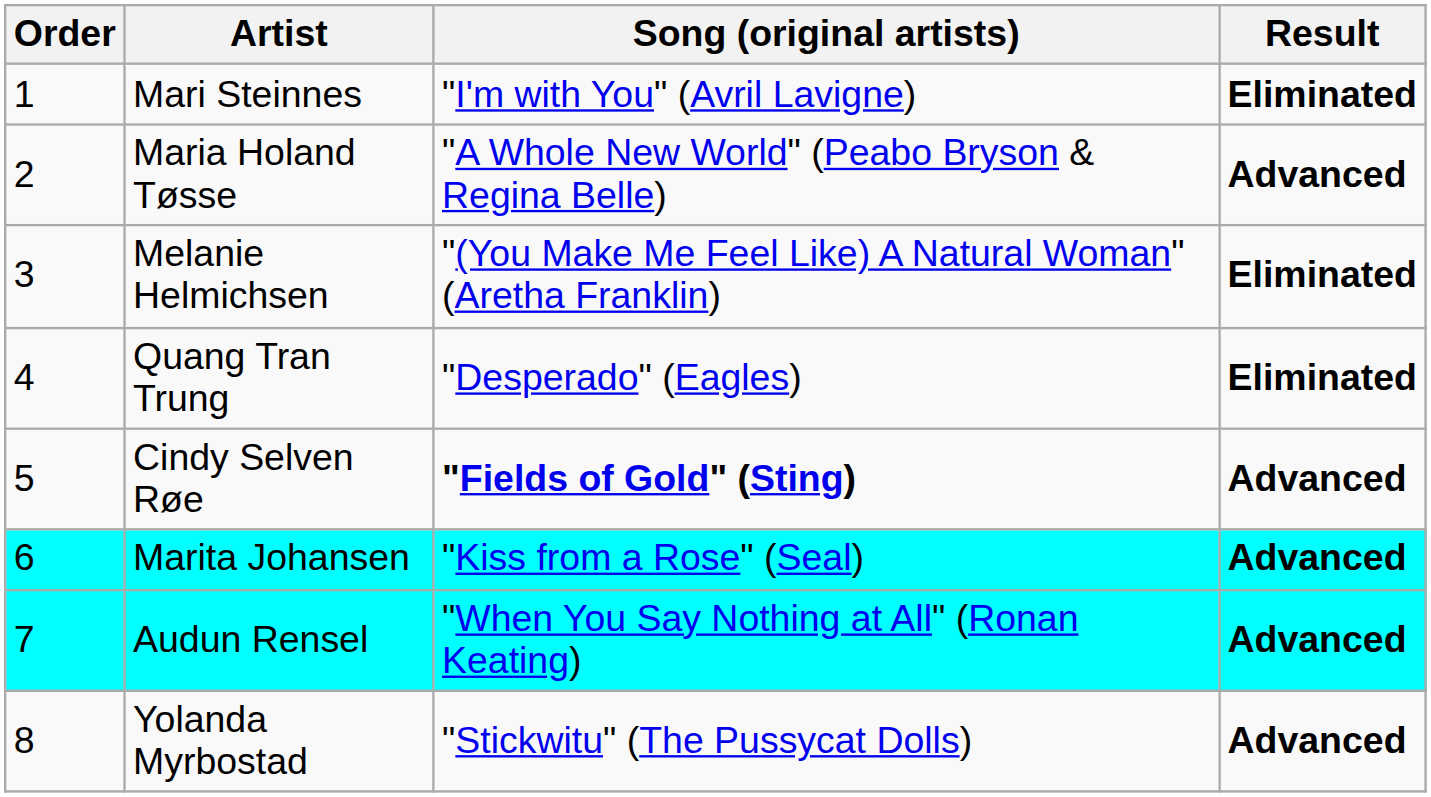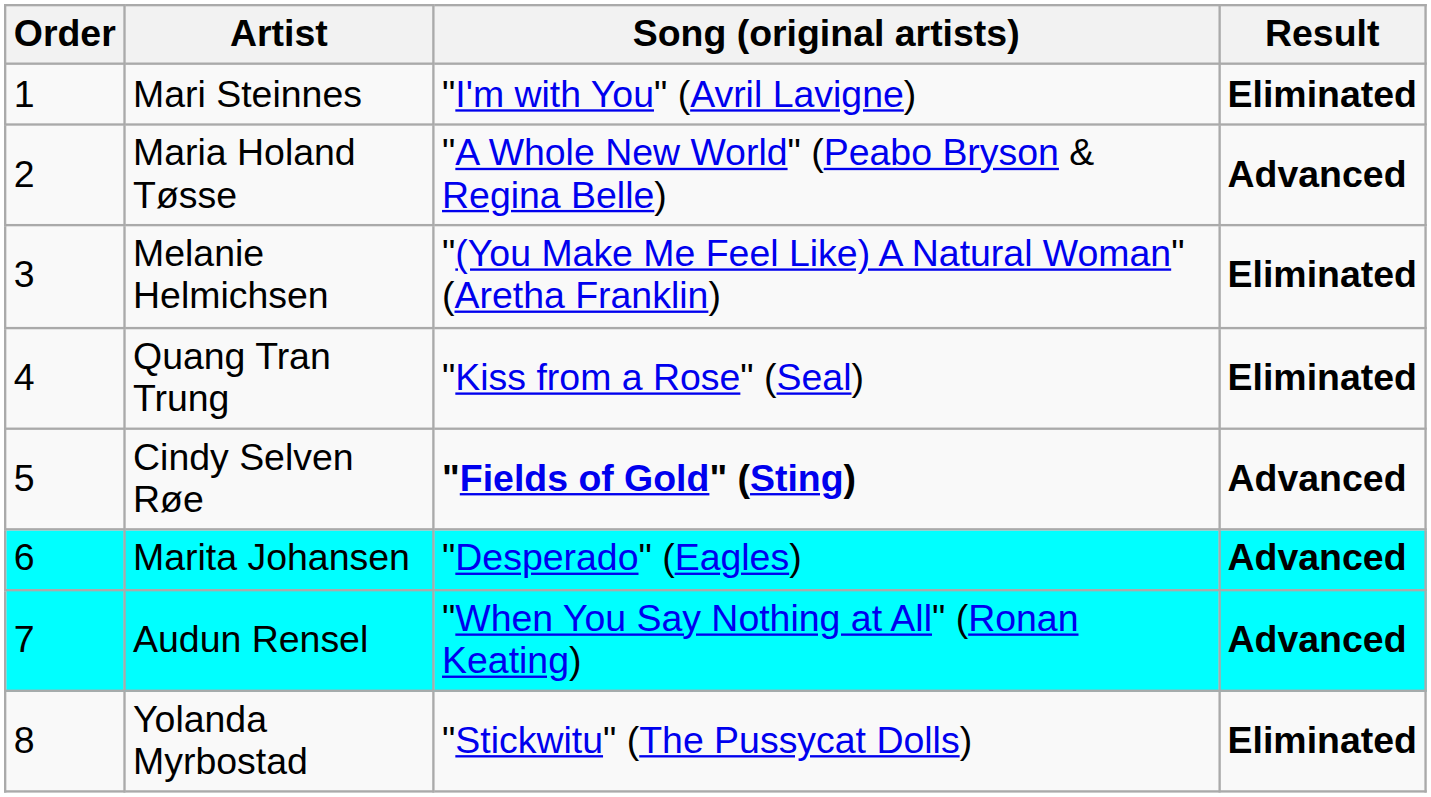(622, 376) "Desperado" (Eagles) -> (653, 376) "Kiss from a Rose" (Seal)
(653, 558) "Kiss from a Rose" (Seal) -> (622, 558) "Desperado" (Eagles)
(1317, 740) Advanced -> (1322, 740) Eliminated
